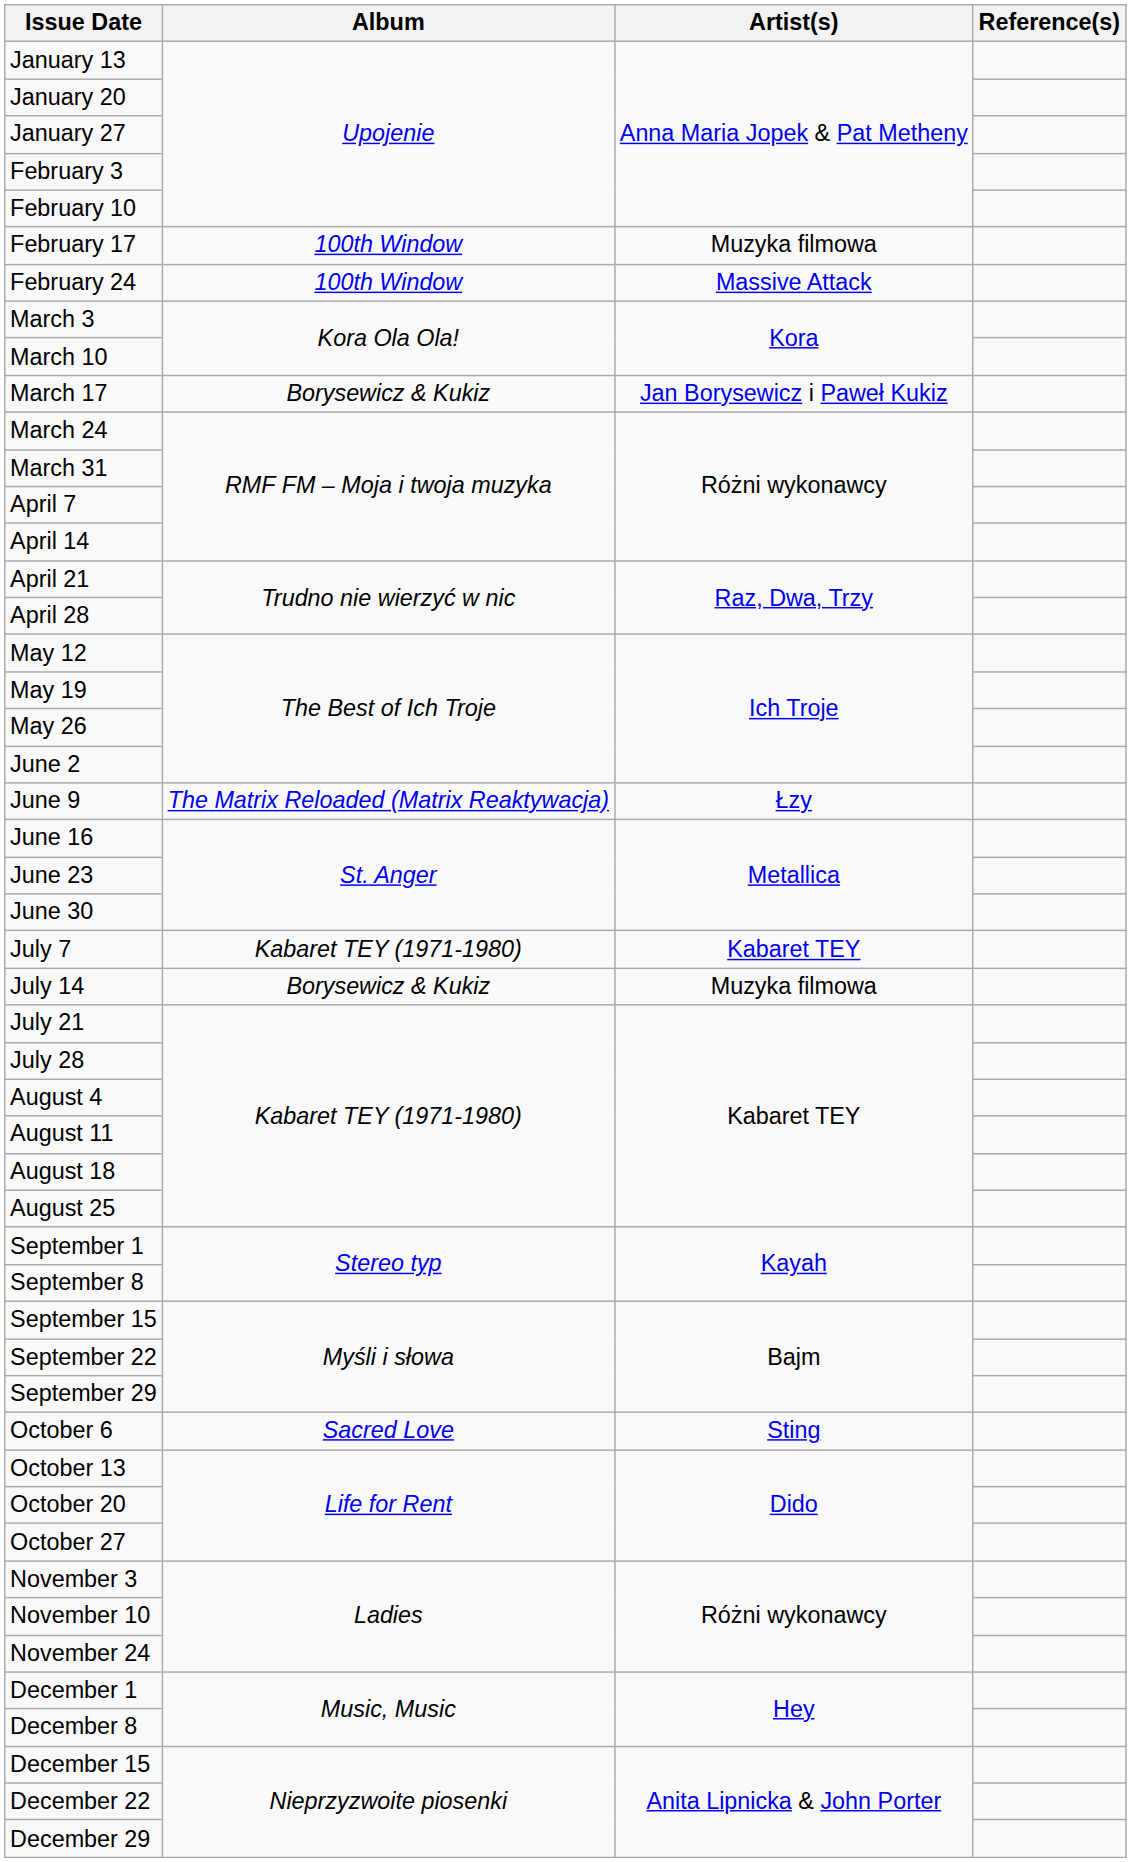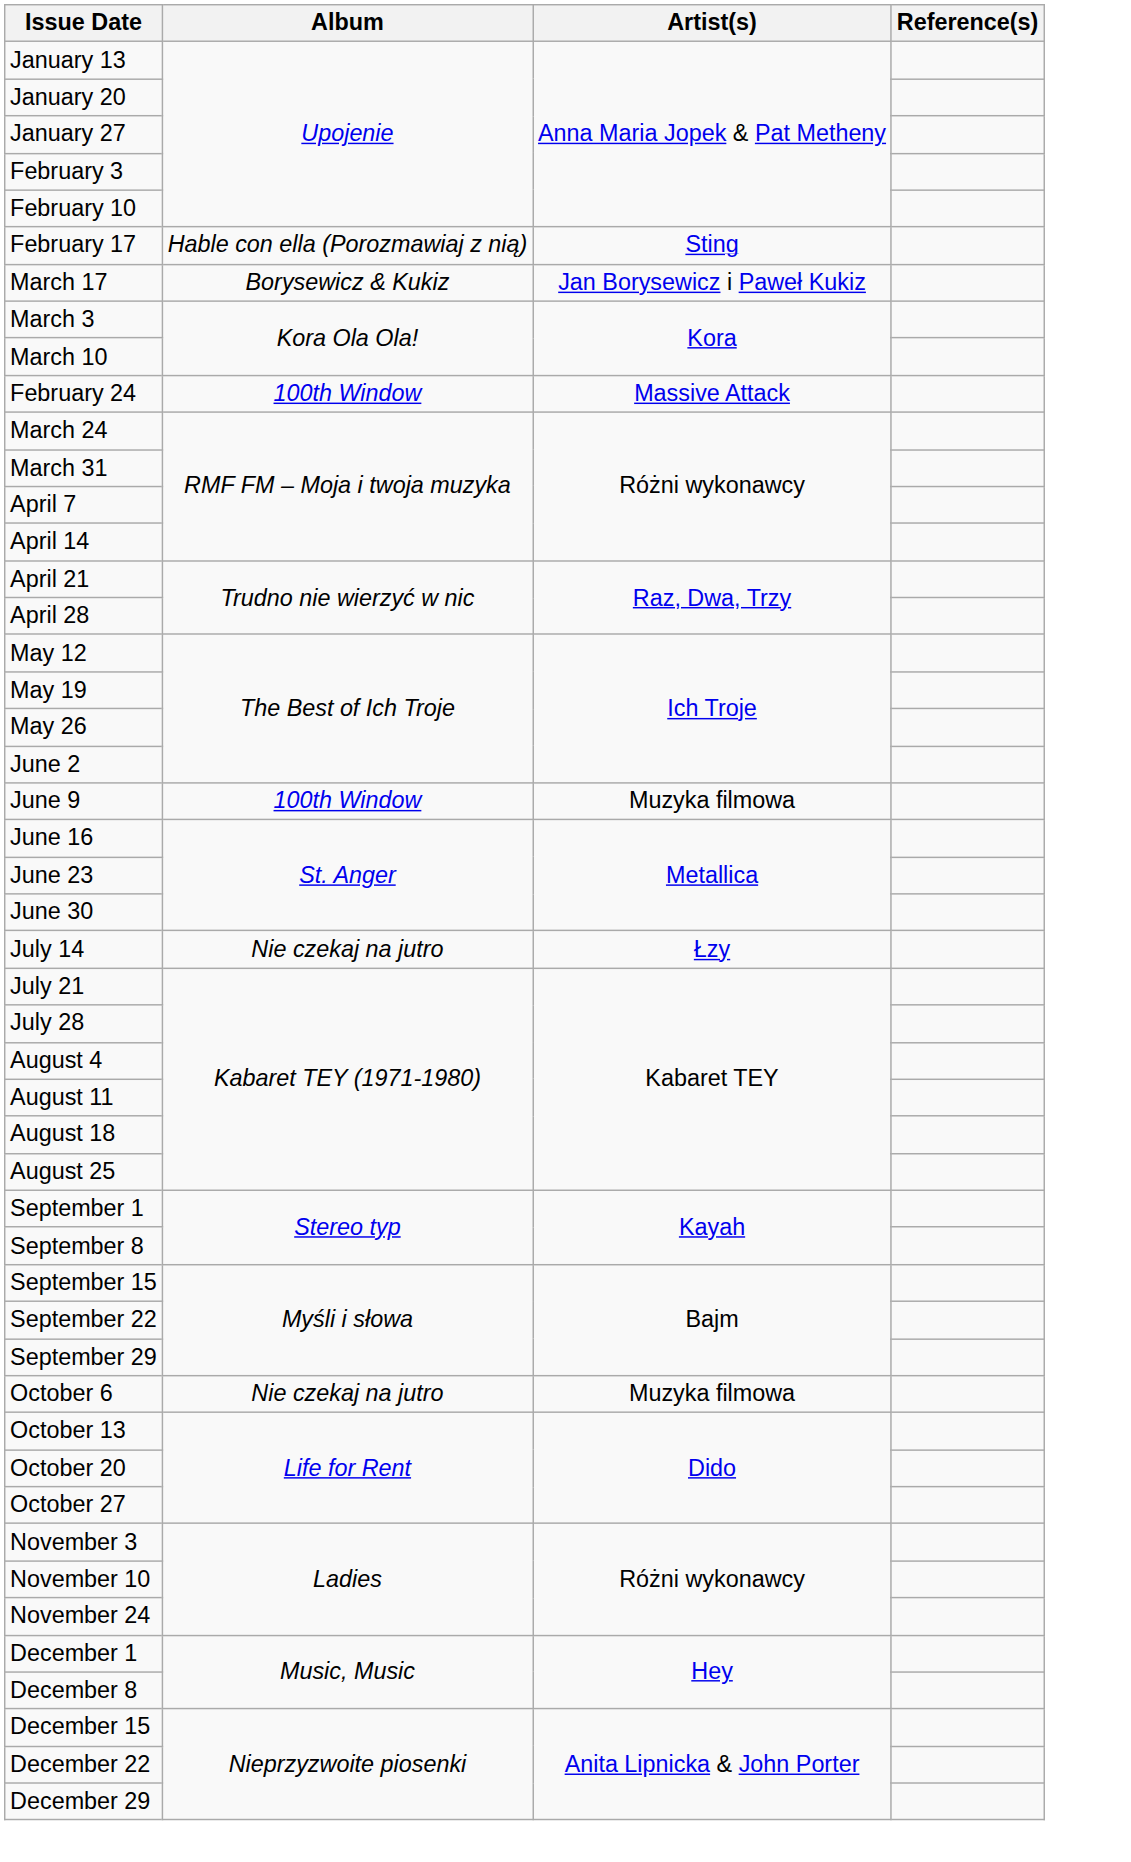(388, 245) 100th Window -> (347, 245) Hable con ella (Porozmawiaj z nią)
(794, 245) Muzyka filmowa -> (712, 245) Sting
rows swapped: (73, 282) <-> (59, 393)
(388, 801) The Matrix Reloaded (Matrix Reaktywacja) -> (347, 801) 100th Window
(794, 801) Łzy -> (712, 801) Muzyka filmowa
- row: (41, 949)
(388, 986) Borysewicz & Kukiz -> (347, 949) Nie czekaj na jutro
(794, 986) Muzyka filmowa -> (712, 949) Łzy
(388, 1430) Sacred Love -> (347, 1393) Nie czekaj na jutro
(794, 1430) Sting -> (712, 1393) Muzyka filmowa
